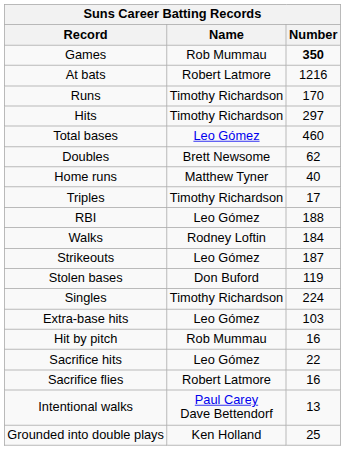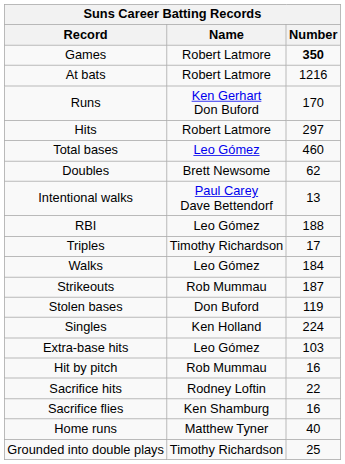(226, 55) Rob Mummau -> (226, 55) Robert Latmore
(226, 95) Timothy Richardson -> (226, 103) Ken Gerhart Don Buford
(226, 116) Timothy Richardson -> (226, 130) Robert Latmore
rows swapped: (86, 177) <-> (86, 407)
rows swapped: (86, 197) <-> (86, 217)
(226, 237) Rodney Loftin -> (226, 266) Leo Gómez
(226, 258) Leo Gómez -> (226, 287) Rob Mummau
(226, 298) Timothy Richardson -> (226, 327) Ken Holland
(226, 359) Leo Gómez -> (226, 388) Rodney Loftin
(226, 380) Robert Latmore -> (226, 408) Ken Shamburg
(226, 435) Ken Holland -> (226, 449) Timothy Richardson
